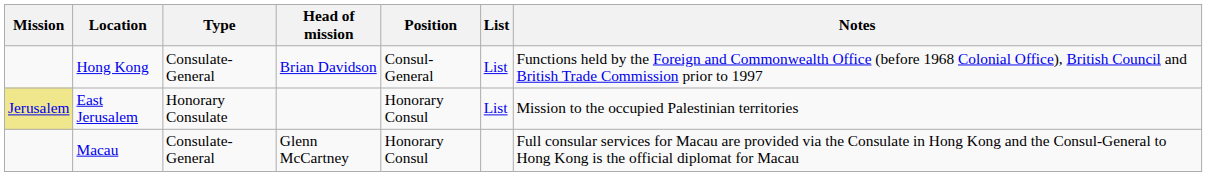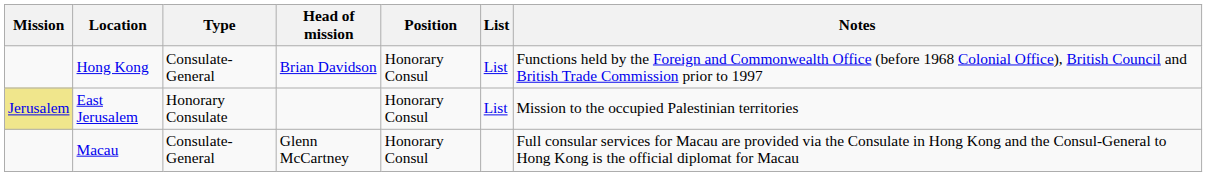(409, 66) Consul-General -> (414, 66) Honorary Consul
